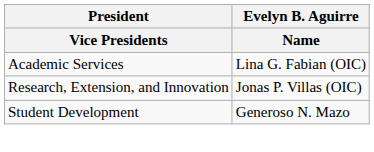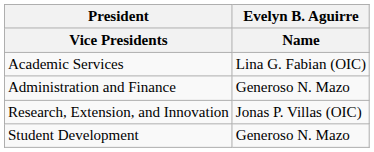+ row: (92, 87)
